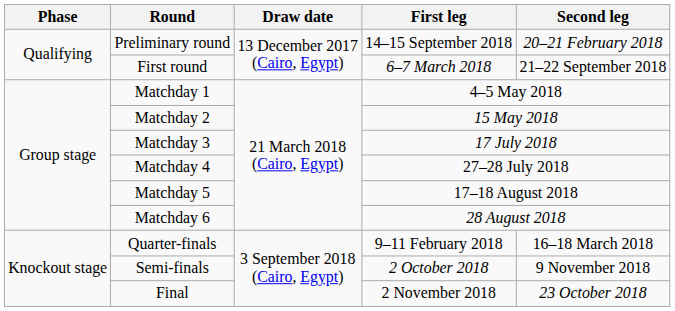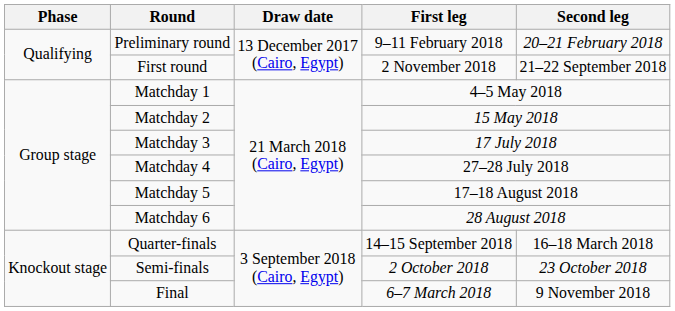(439, 42) 14–15 September 2018 -> (439, 42) 9–11 February 2018
(439, 67) 6–7 March 2018 -> (439, 67) 2 November 2018
(439, 243) 9–11 February 2018 -> (439, 243) 14–15 September 2018
(593, 268) 9 November 2018 -> (593, 268) 23 October 2018
(439, 293) 2 November 2018 -> (439, 293) 6–7 March 2018
(593, 293) 23 October 2018 -> (593, 293) 9 November 2018
